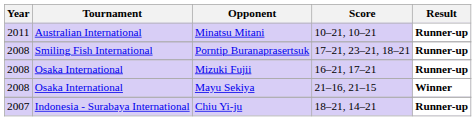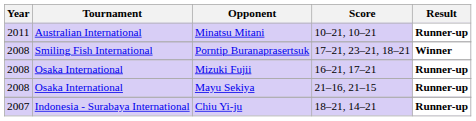(442, 51) Runner-up -> (434, 51) Winner
(434, 88) Winner -> (442, 88) Runner-up
